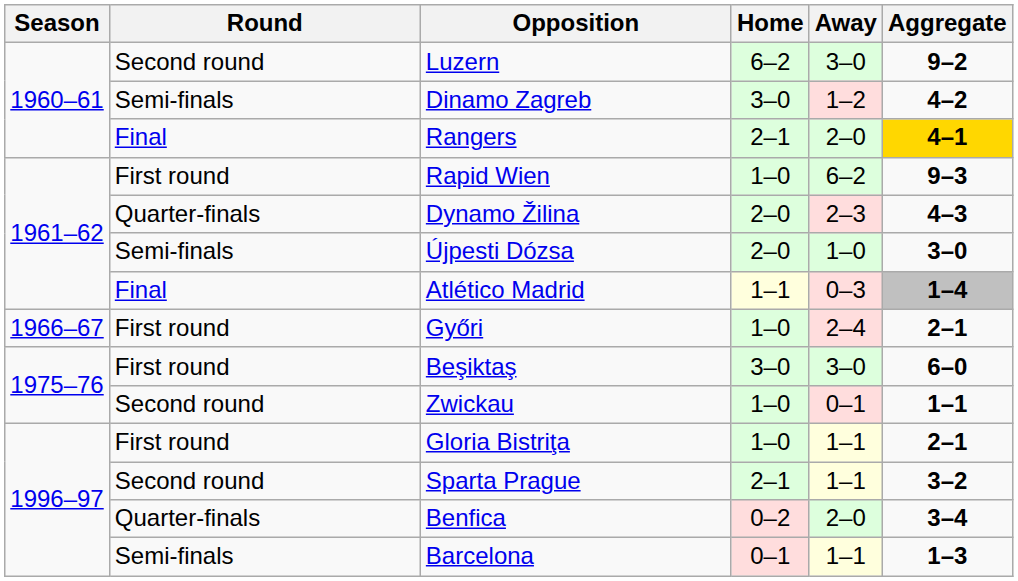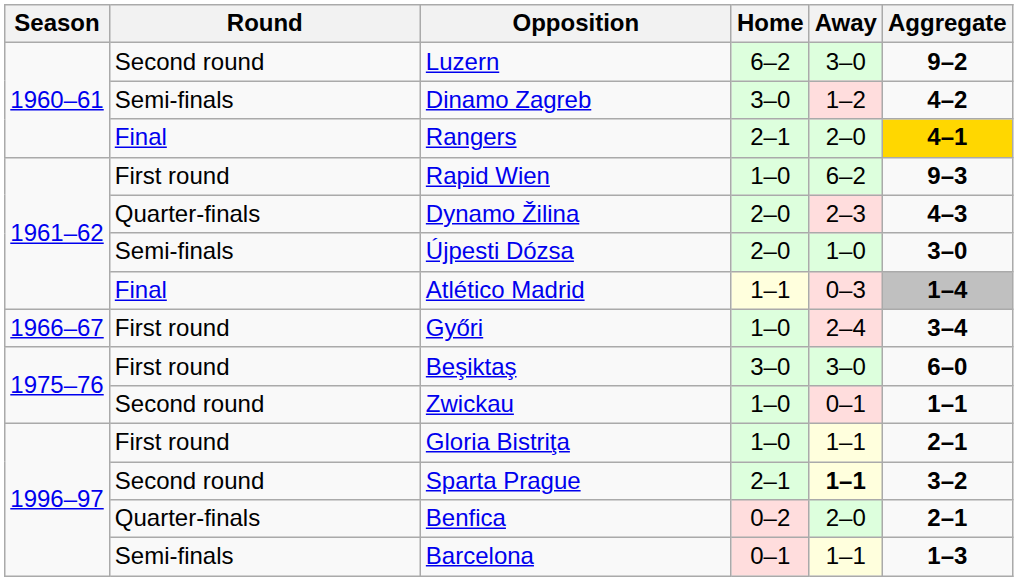(947, 328) 2–1 -> (947, 328) 3–4
(846, 480) normal -> (846, 480) bold
(947, 518) 3–4 -> (947, 518) 2–1
